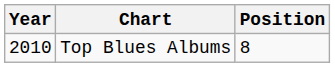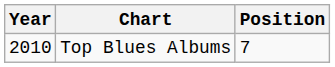(245, 48) 8 -> (245, 48) 7
